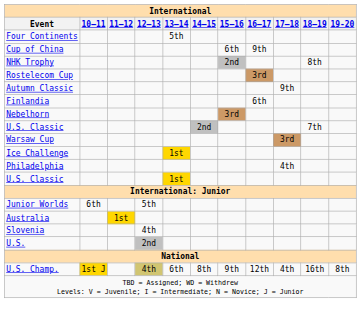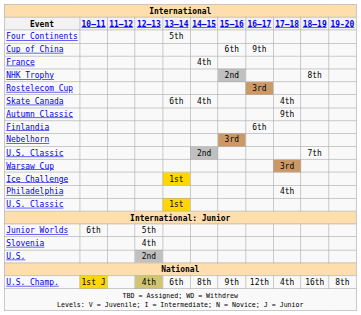+ row: (21, 62)
+ row: (35, 101)
- row: (28, 218)
